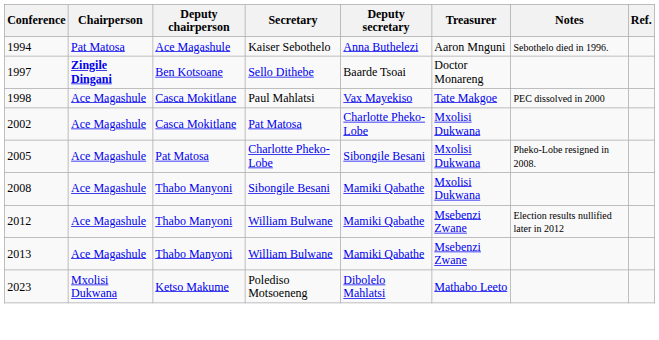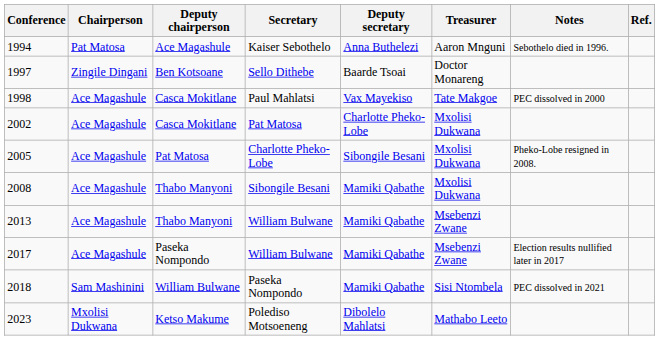(91, 72) bold -> (109, 72) normal
- row: (19, 221)
+ row: (19, 254)
+ row: (19, 286)
